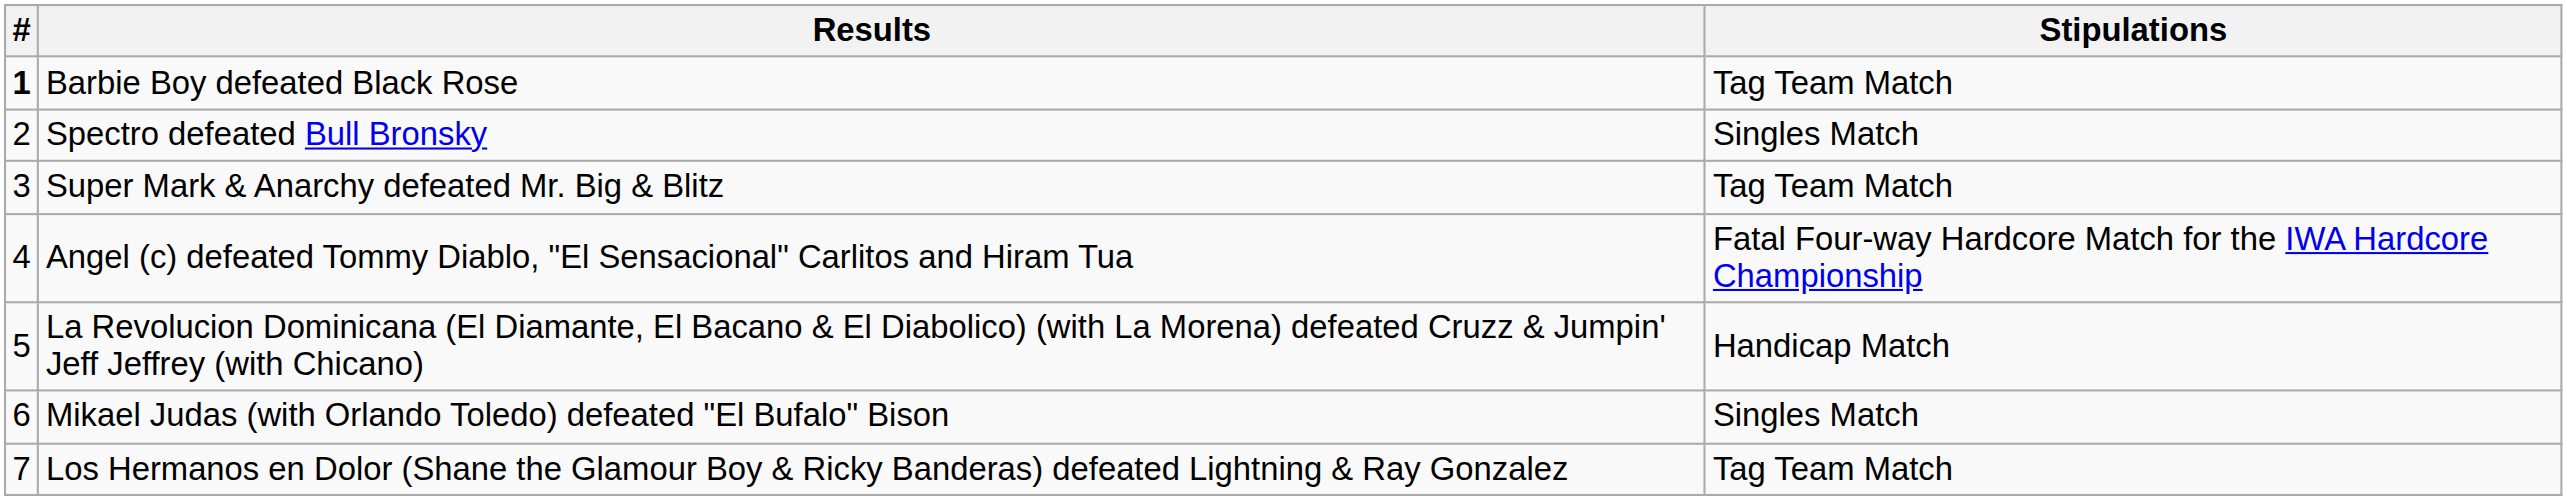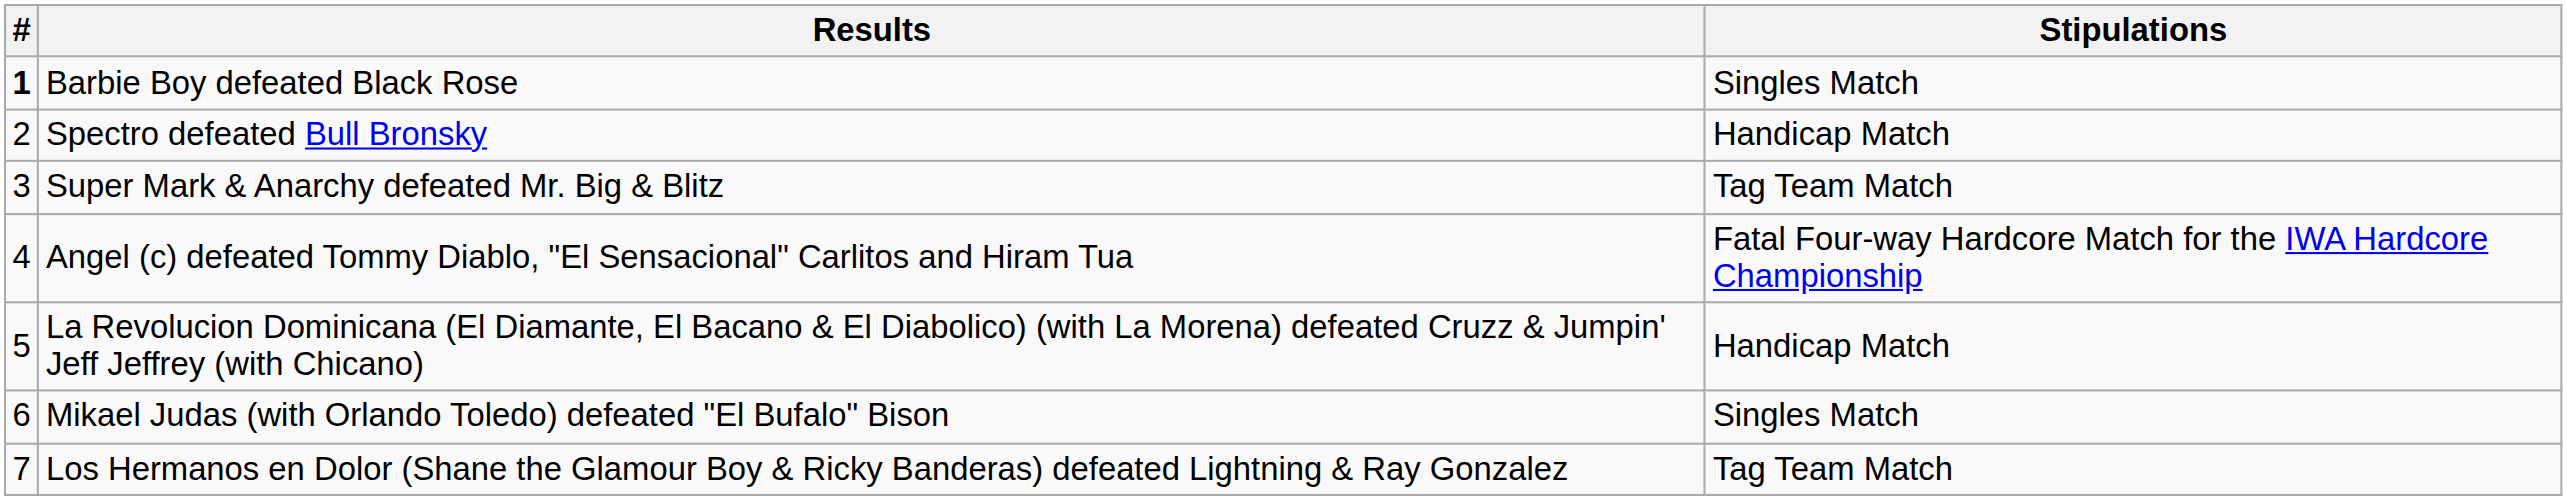(1833, 82) Tag Team Match -> (1816, 82) Singles Match
(1816, 134) Singles Match -> (1831, 134) Handicap Match
